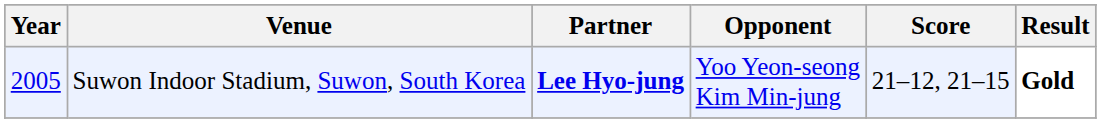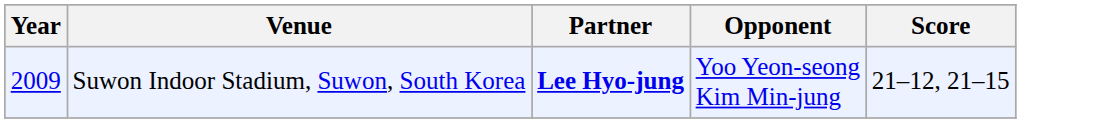- column: (1055, 25)
(36, 81) 2005 -> (36, 81) 2009
